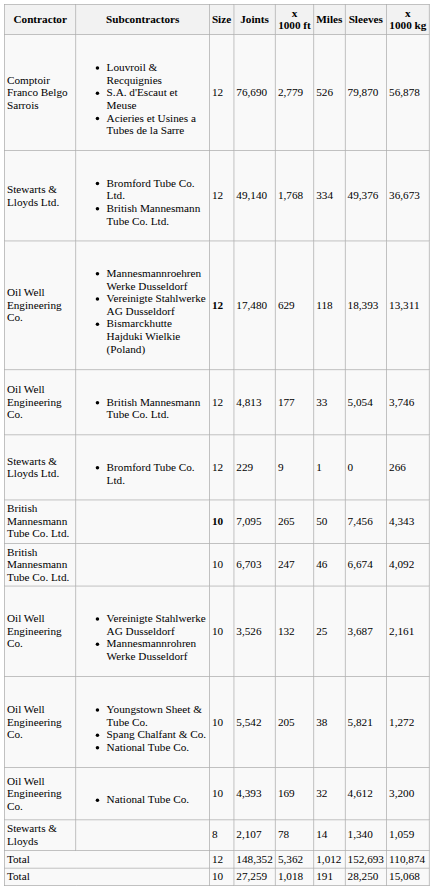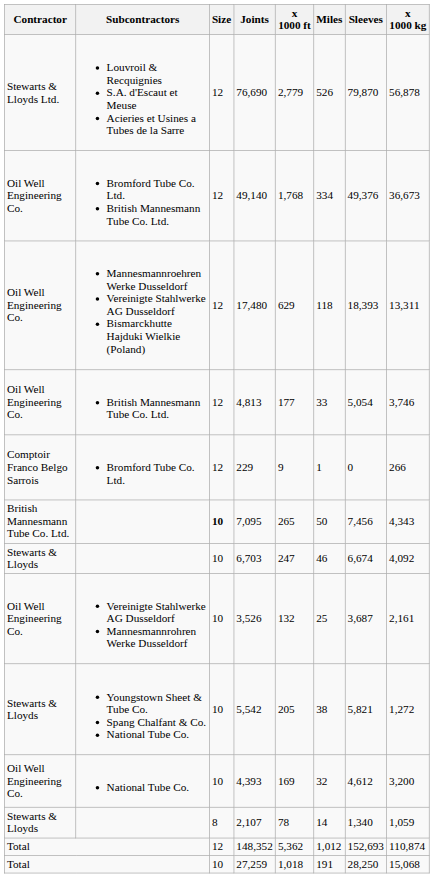(37, 92) Comptoir Franco Belgo Sarrois -> (33, 92) Stewarts & Lloyds Ltd.
(33, 195) Stewarts & Lloyds Ltd. -> (34, 195) Oil Well Engineering Co.
(217, 305) bold -> (217, 305) normal
(33, 467) Stewarts & Lloyds Ltd. -> (37, 467) Comptoir Franco Belgo Sarrois
(38, 564) British Mannesmann Tube Co. Ltd. -> (32, 558) Stewarts & Lloyds
(34, 722) Oil Well Engineering Co. -> (32, 709) Stewarts & Lloyds
